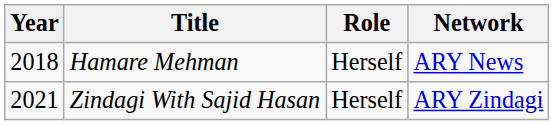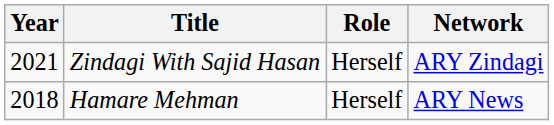rows swapped: (154, 61) <-> (195, 100)
